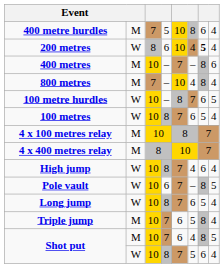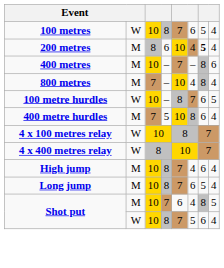rows swapped: (65, 116) <-> (65, 30)
(136, 47) W -> (136, 47) M
(136, 133) M -> (136, 133) W
(136, 151) M -> (136, 151) W
(136, 168) W -> (136, 168) M
- row: (65, 185)
(136, 202) W -> (136, 185) M
- row: (65, 220)
